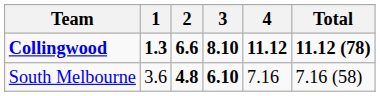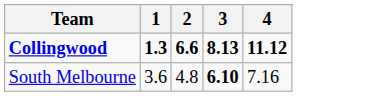- column: (333, 18)
(223, 47) 8.10 -> (223, 47) 8.13
(187, 76) bold -> (187, 76) normal
